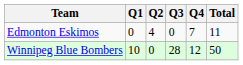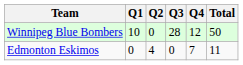rows swapped: (65, 50) <-> (53, 32)
